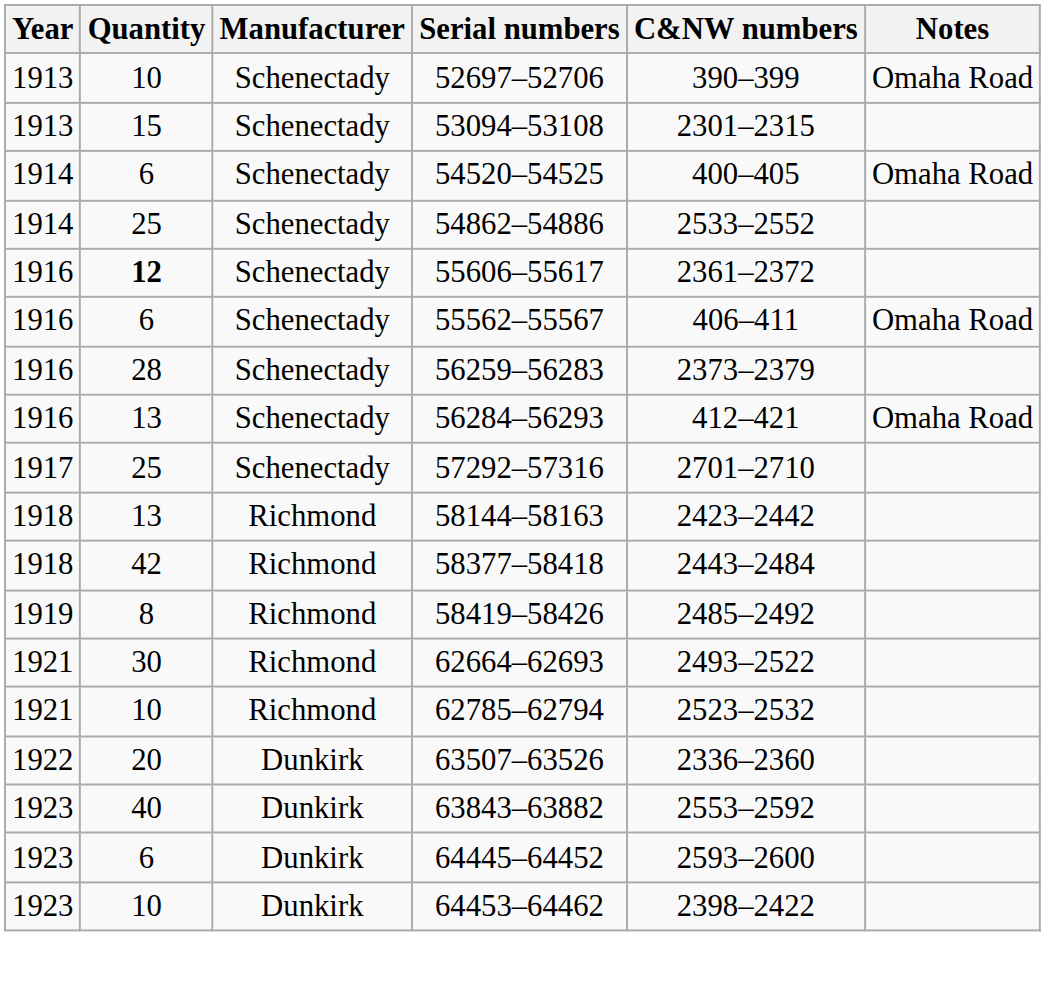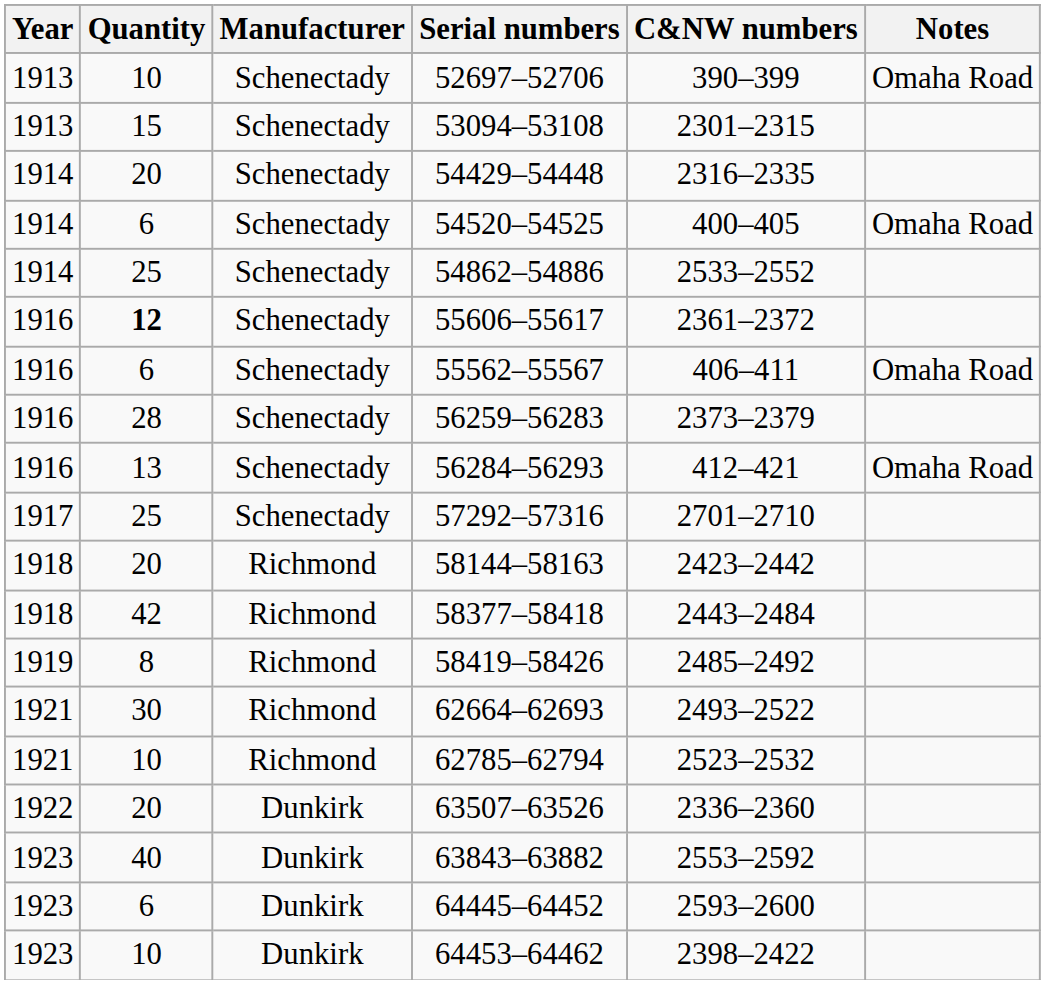+ row: (519, 175)
(147, 516) 13 -> (147, 564) 20
